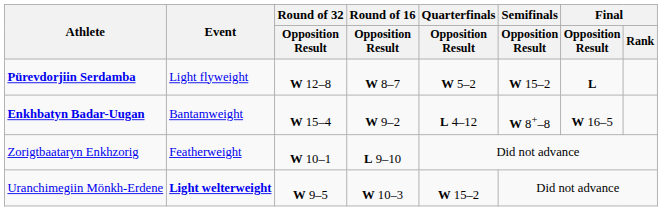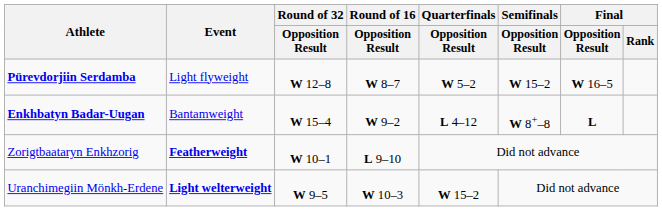(592, 85) L -> (592, 85) W 16–5
(592, 122) W 16–5 -> (592, 122) L
(205, 152) normal -> (208, 152) bold
